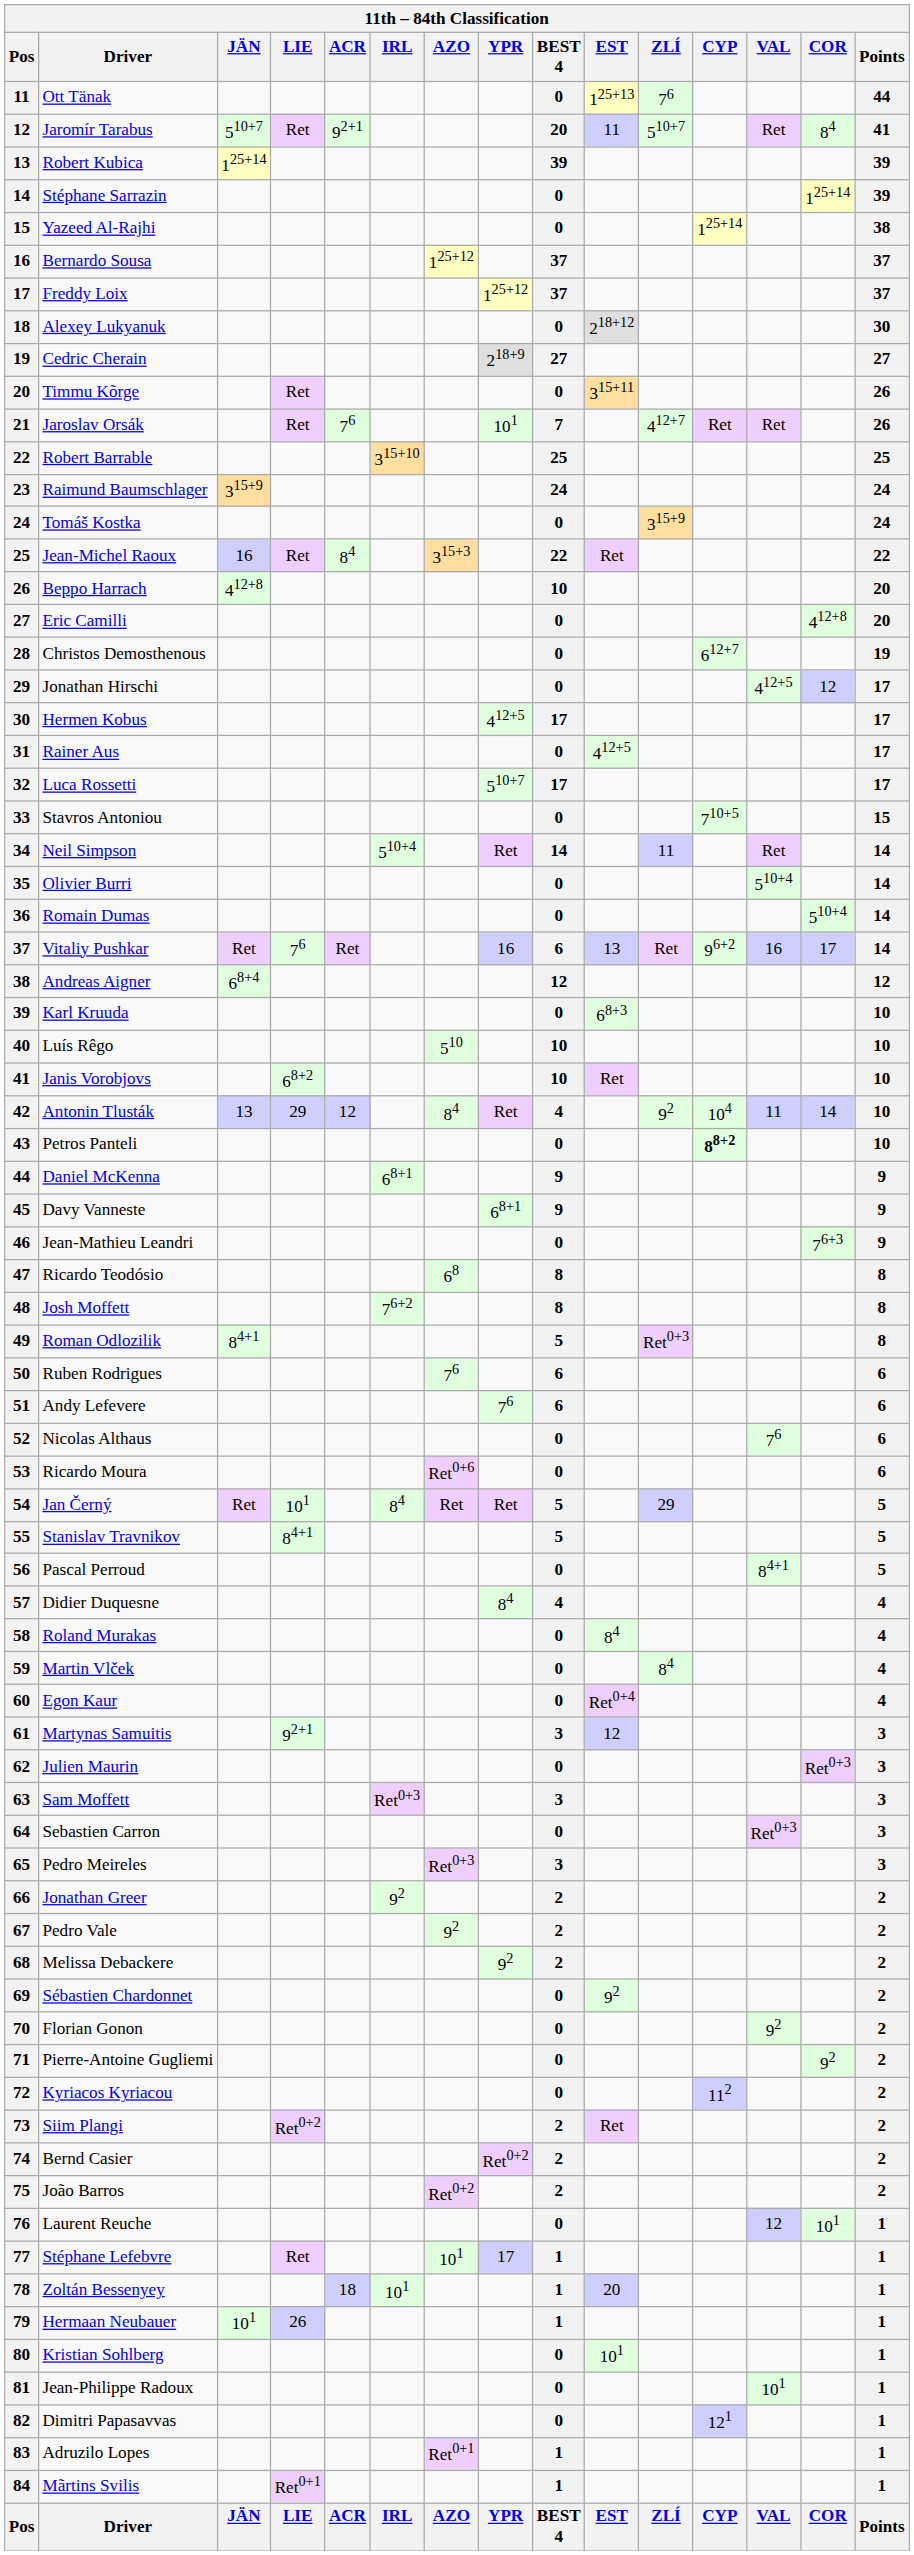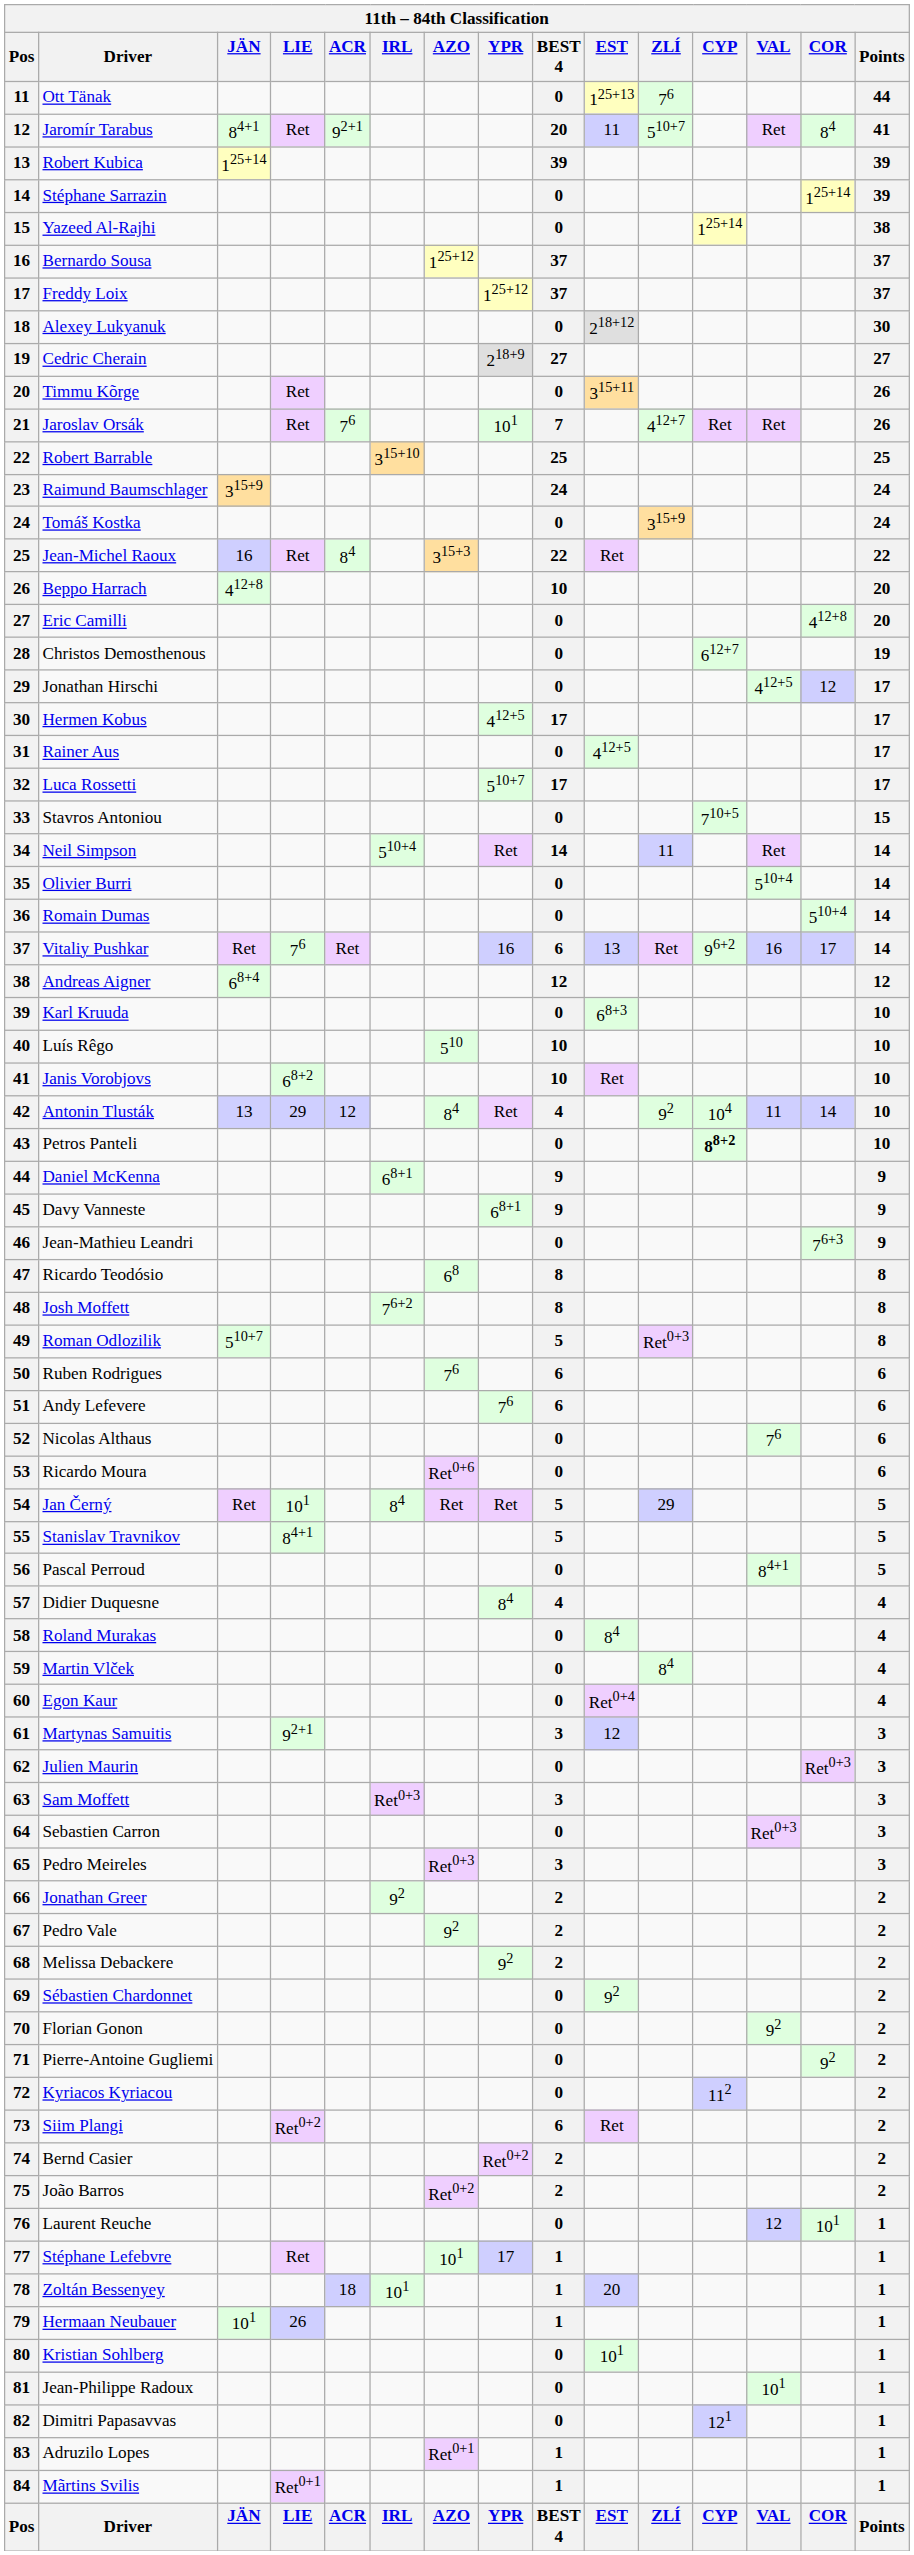(244, 129) 510+7 -> (244, 129) 84+1
(244, 1340) 84+1 -> (244, 1340) 510+7
(559, 2125) 2 -> (559, 2125) 6
